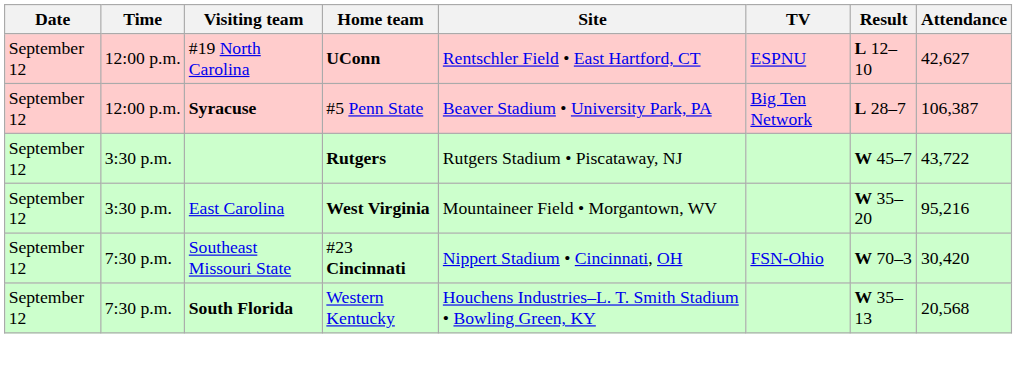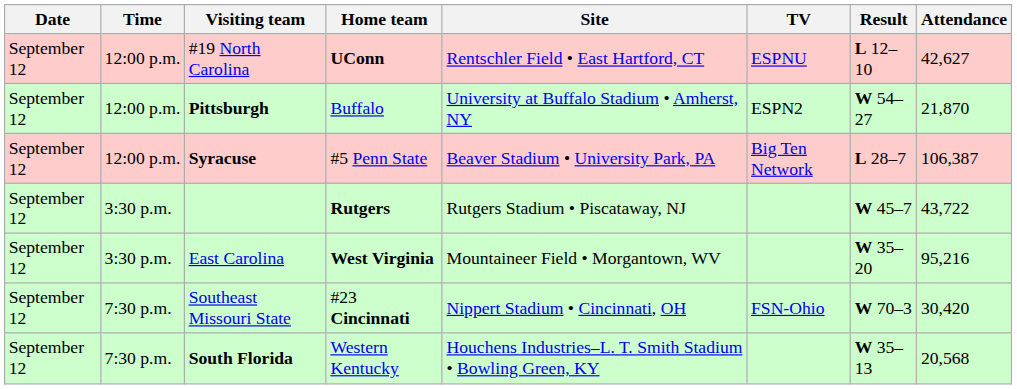+ row: (229, 108)
